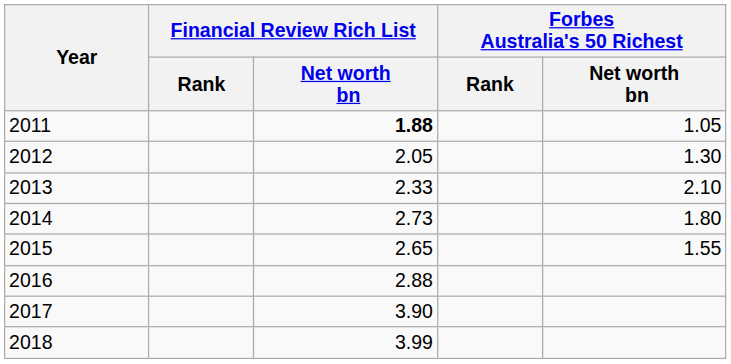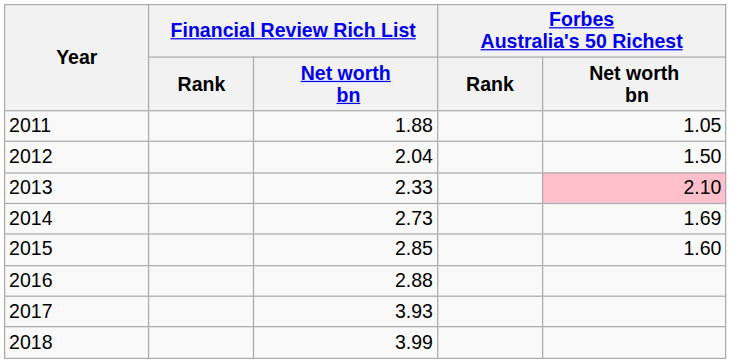(414, 125) bold -> (414, 125) normal
(414, 156) 2.05 -> (414, 156) 2.04
(702, 156) 1.30 -> (702, 156) 1.50
(702, 187) no background -> (702, 187) pink background
(702, 218) 1.80 -> (702, 218) 1.69
(414, 249) 2.65 -> (414, 249) 2.85
(702, 249) 1.55 -> (702, 249) 1.60
(414, 311) 3.90 -> (414, 311) 3.93
